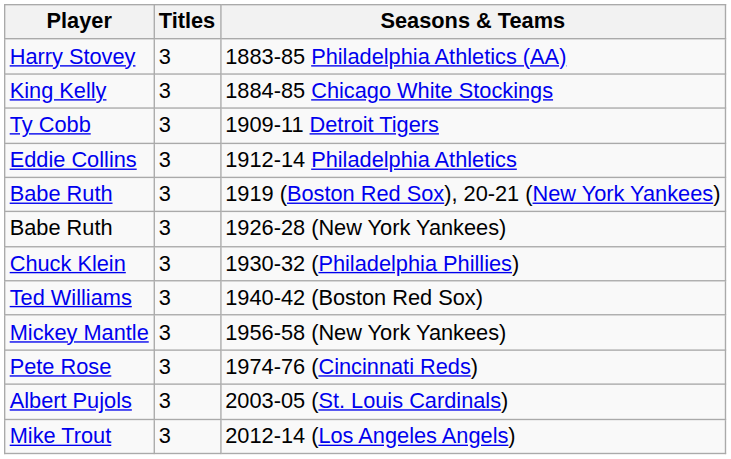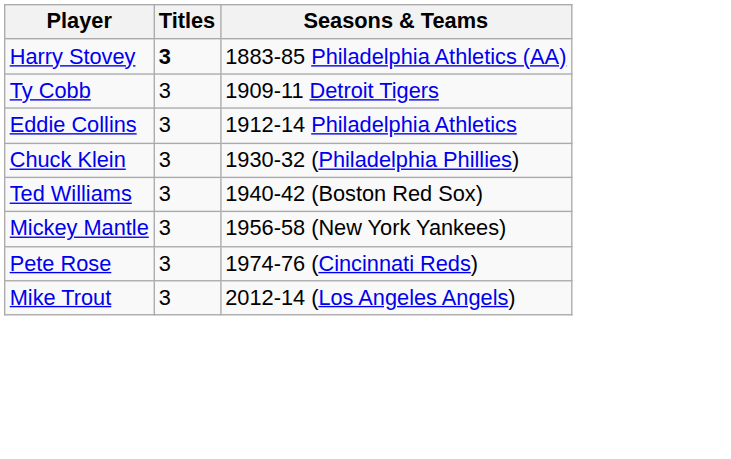(165, 56) normal -> (165, 56) bold
- row: (389, 90)
- row: (473, 194)
- row: (366, 228)
- row: (367, 401)
